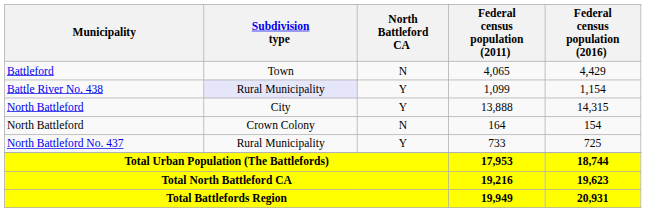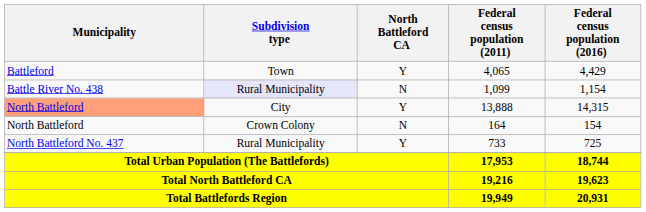(403, 70) N -> (403, 70) Y
(403, 89) Y -> (403, 89) N
(45, 107) no background -> (45, 107) lightsalmon background
